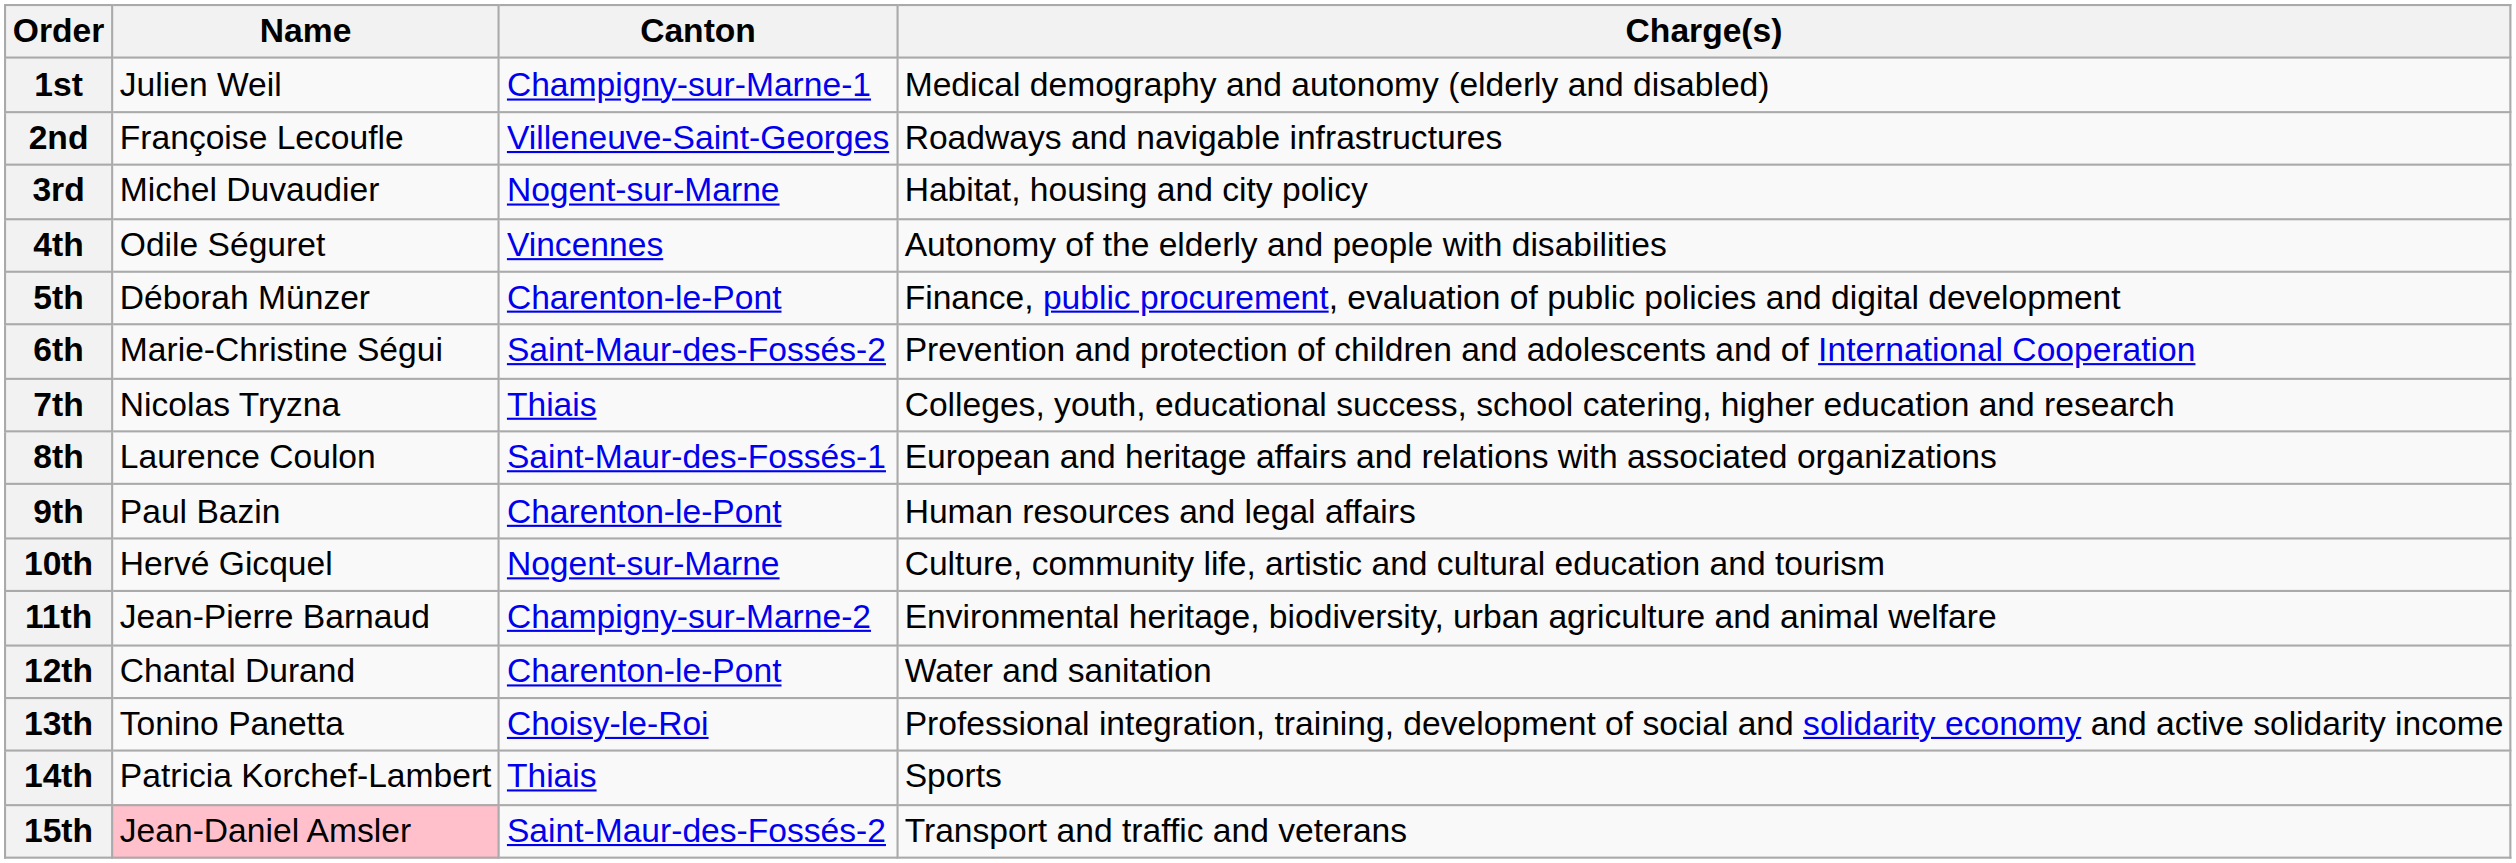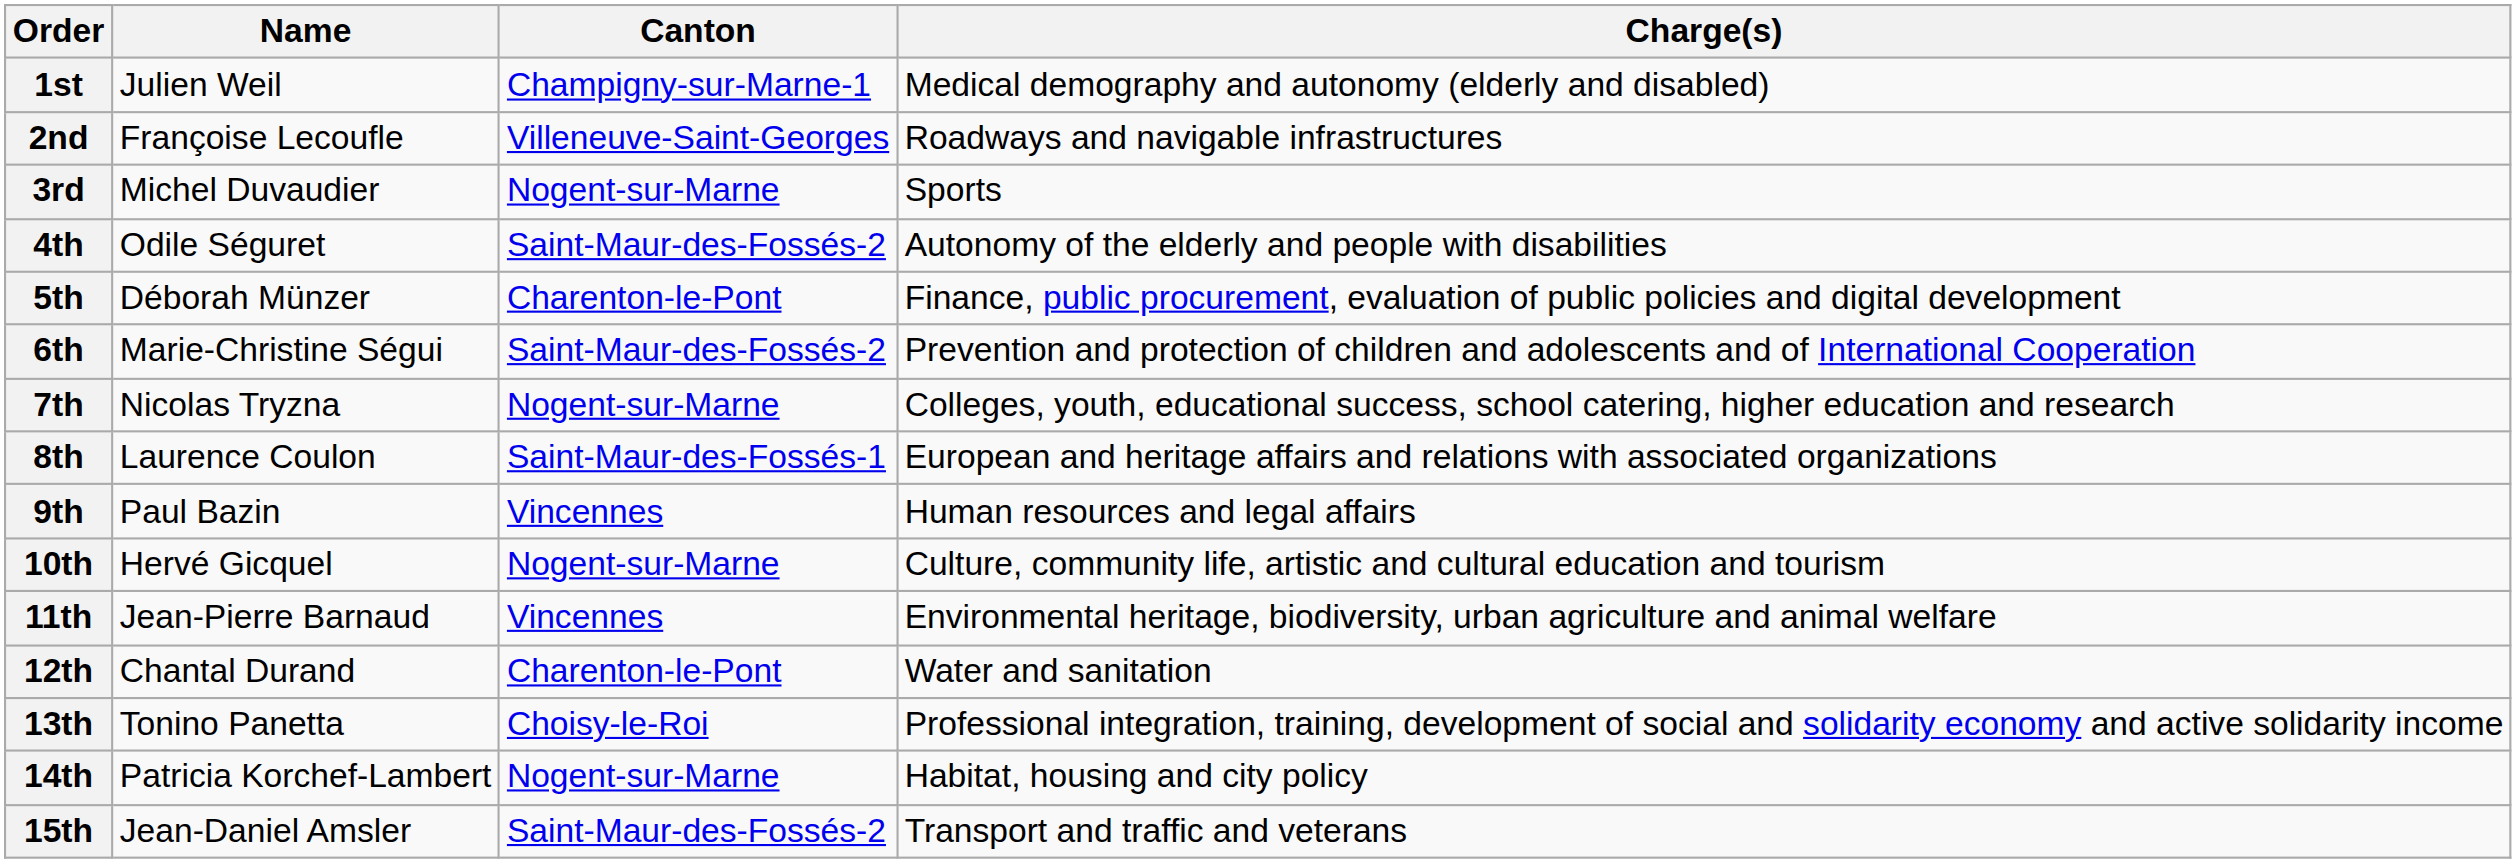(1136, 191) Habitat, housing and city policy -> (953, 191) Sports
(585, 244) Vincennes -> (696, 244) Saint-Maur-des-Fossés-2
(552, 404) Thiais -> (643, 404) Nogent-sur-Marne
(644, 510) Charenton-le-Pont -> (585, 510) Vincennes
(689, 617) Champigny-sur-Marne-2 -> (585, 617) Vincennes
(552, 777) Thiais -> (643, 777) Nogent-sur-Marne
(953, 777) Sports -> (1136, 777) Habitat, housing and city policy
(265, 830) pink background -> (265, 830) no background
